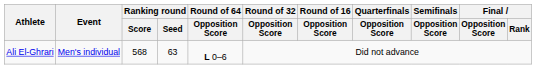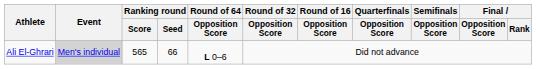(89, 53) no background -> (89, 53) lightgrey background
(140, 53) 568 -> (140, 53) 565
(173, 53) 63 -> (173, 53) 66
